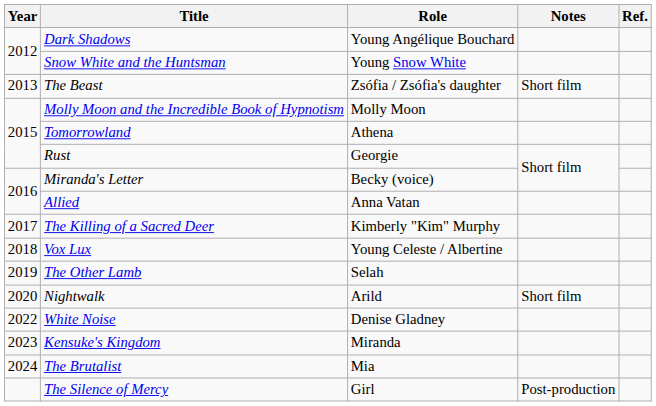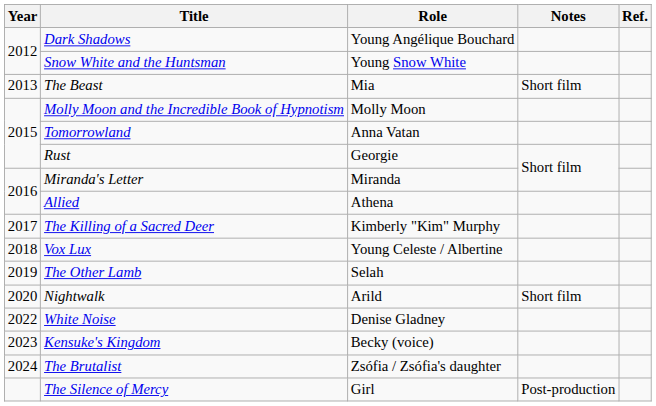(426, 86) Zsófia / Zsófia's daughter -> (363, 86) Mia
(372, 132) Athena -> (385, 132) Anna Vatan
(392, 179) Becky (voice) -> (376, 179) Miranda
(385, 202) Anna Vatan -> (372, 202) Athena
(376, 343) Miranda -> (392, 343) Becky (voice)
(363, 366) Mia -> (426, 366) Zsófia / Zsófia's daughter
